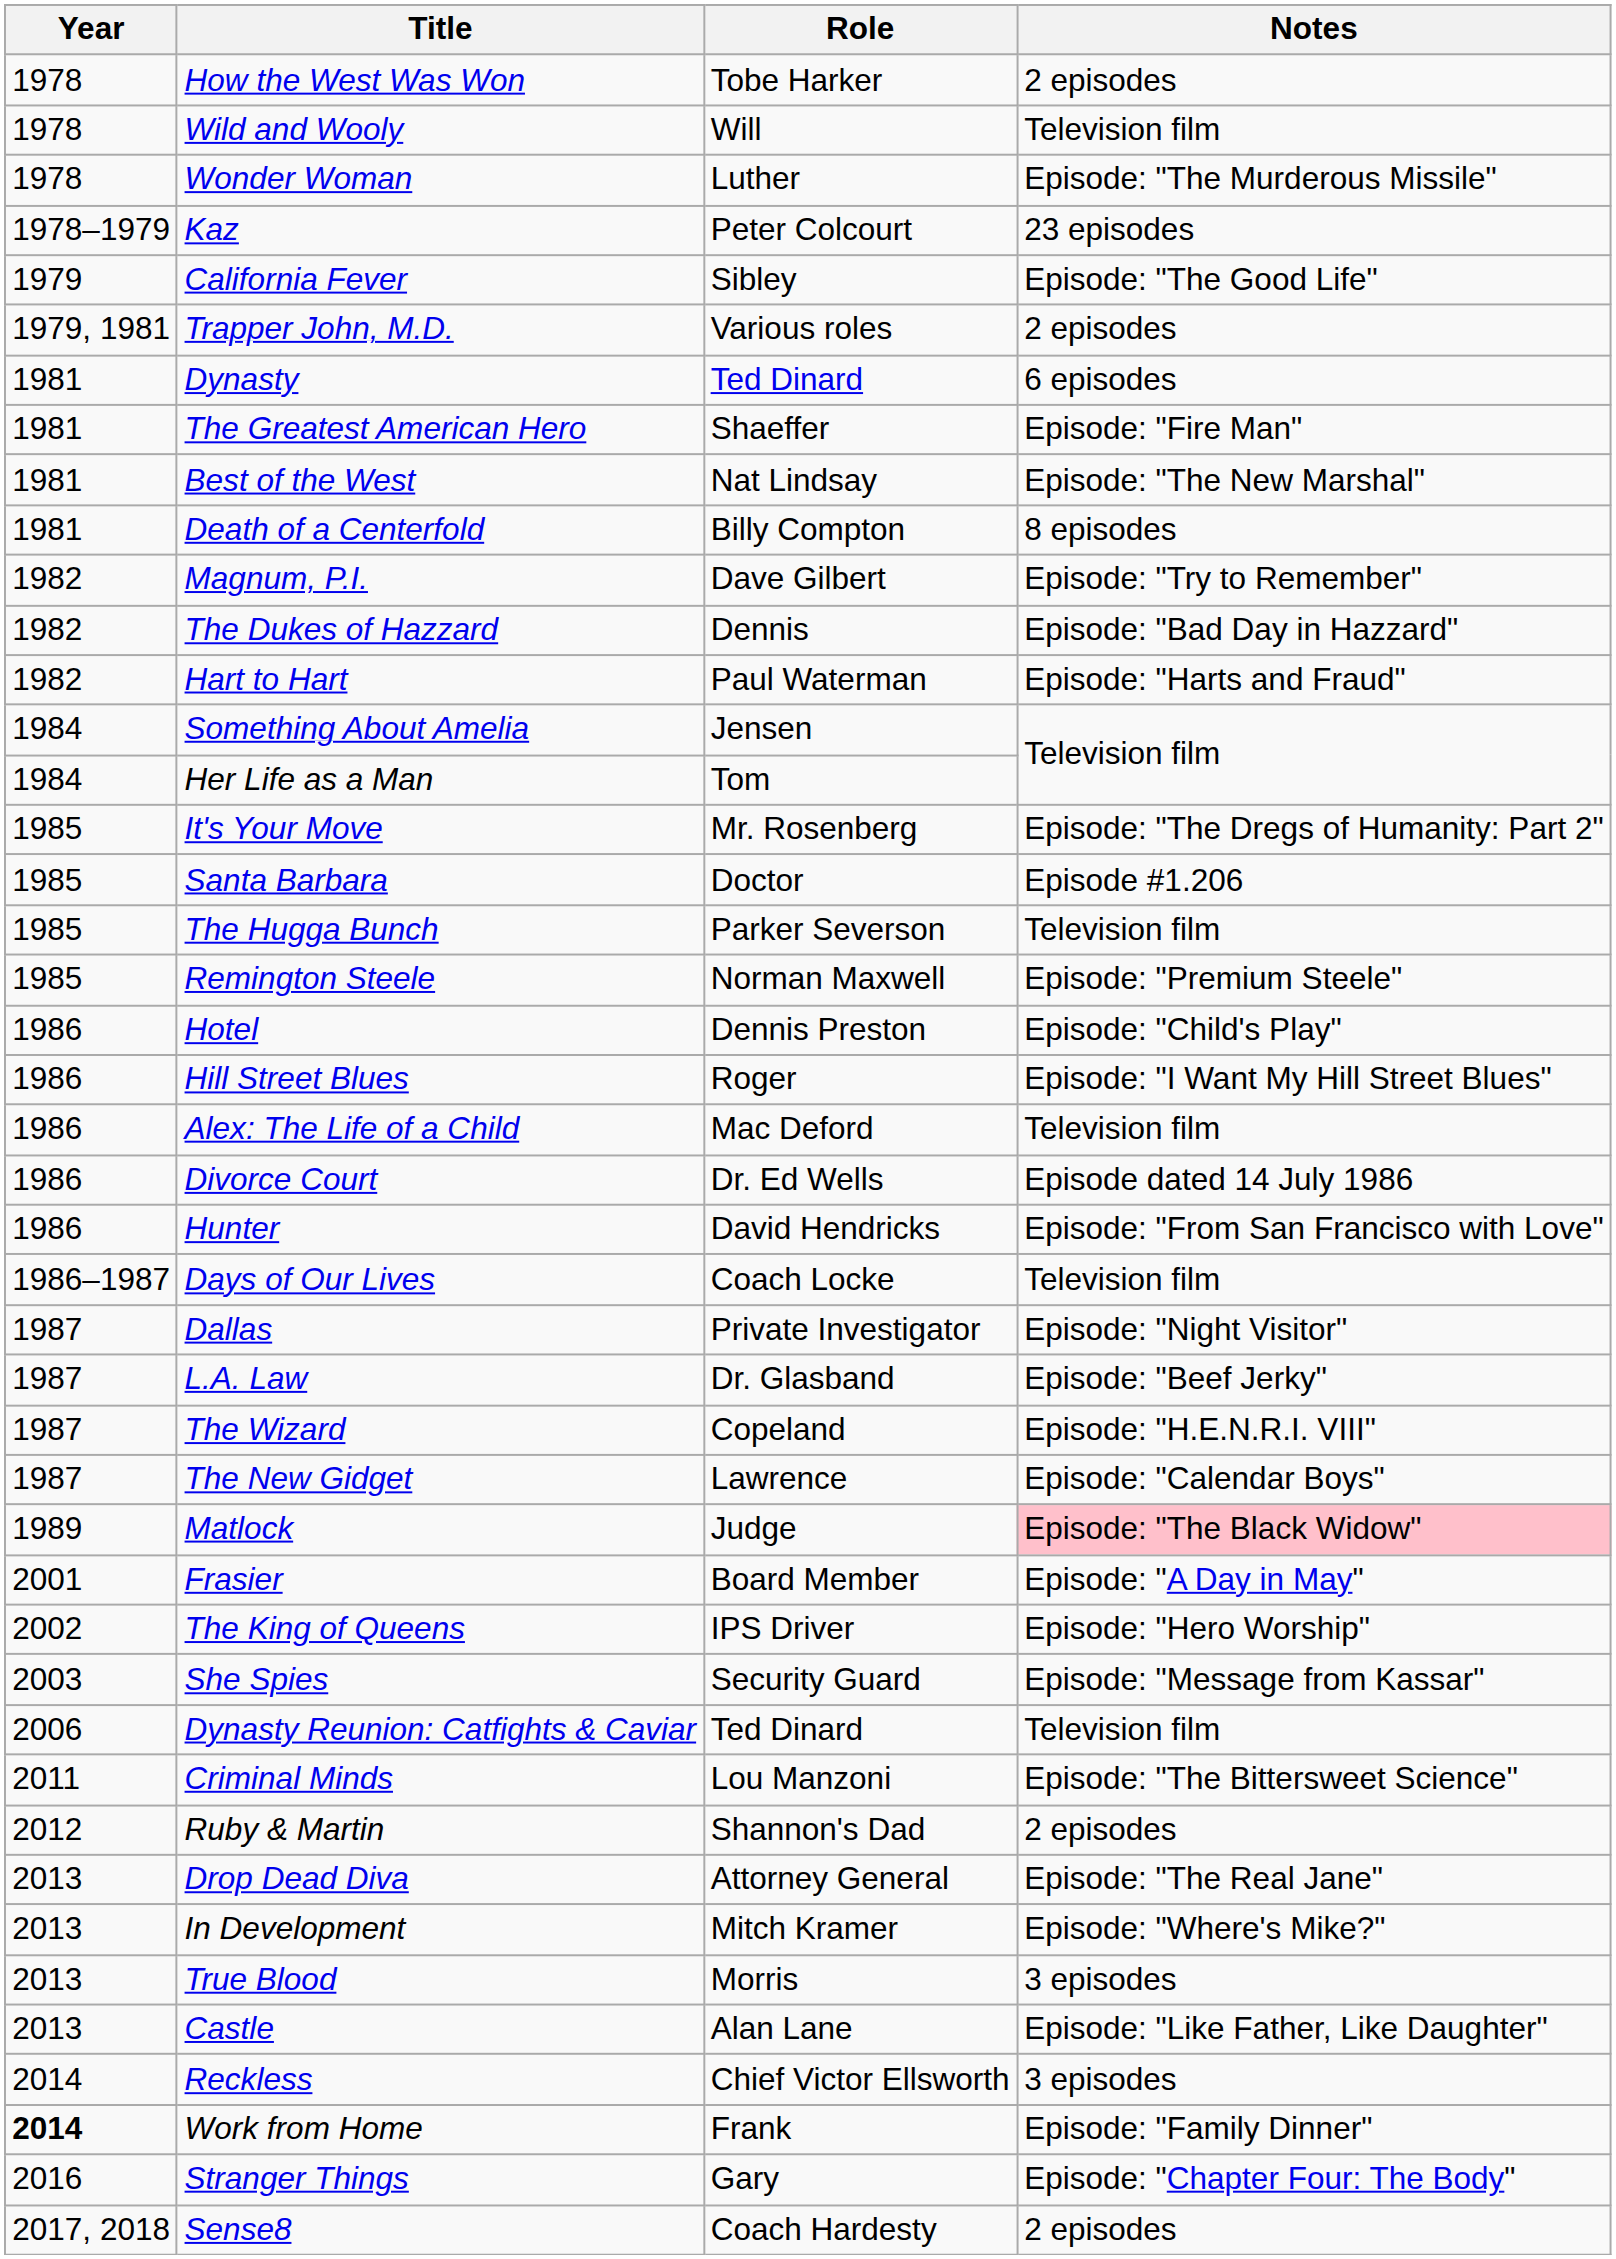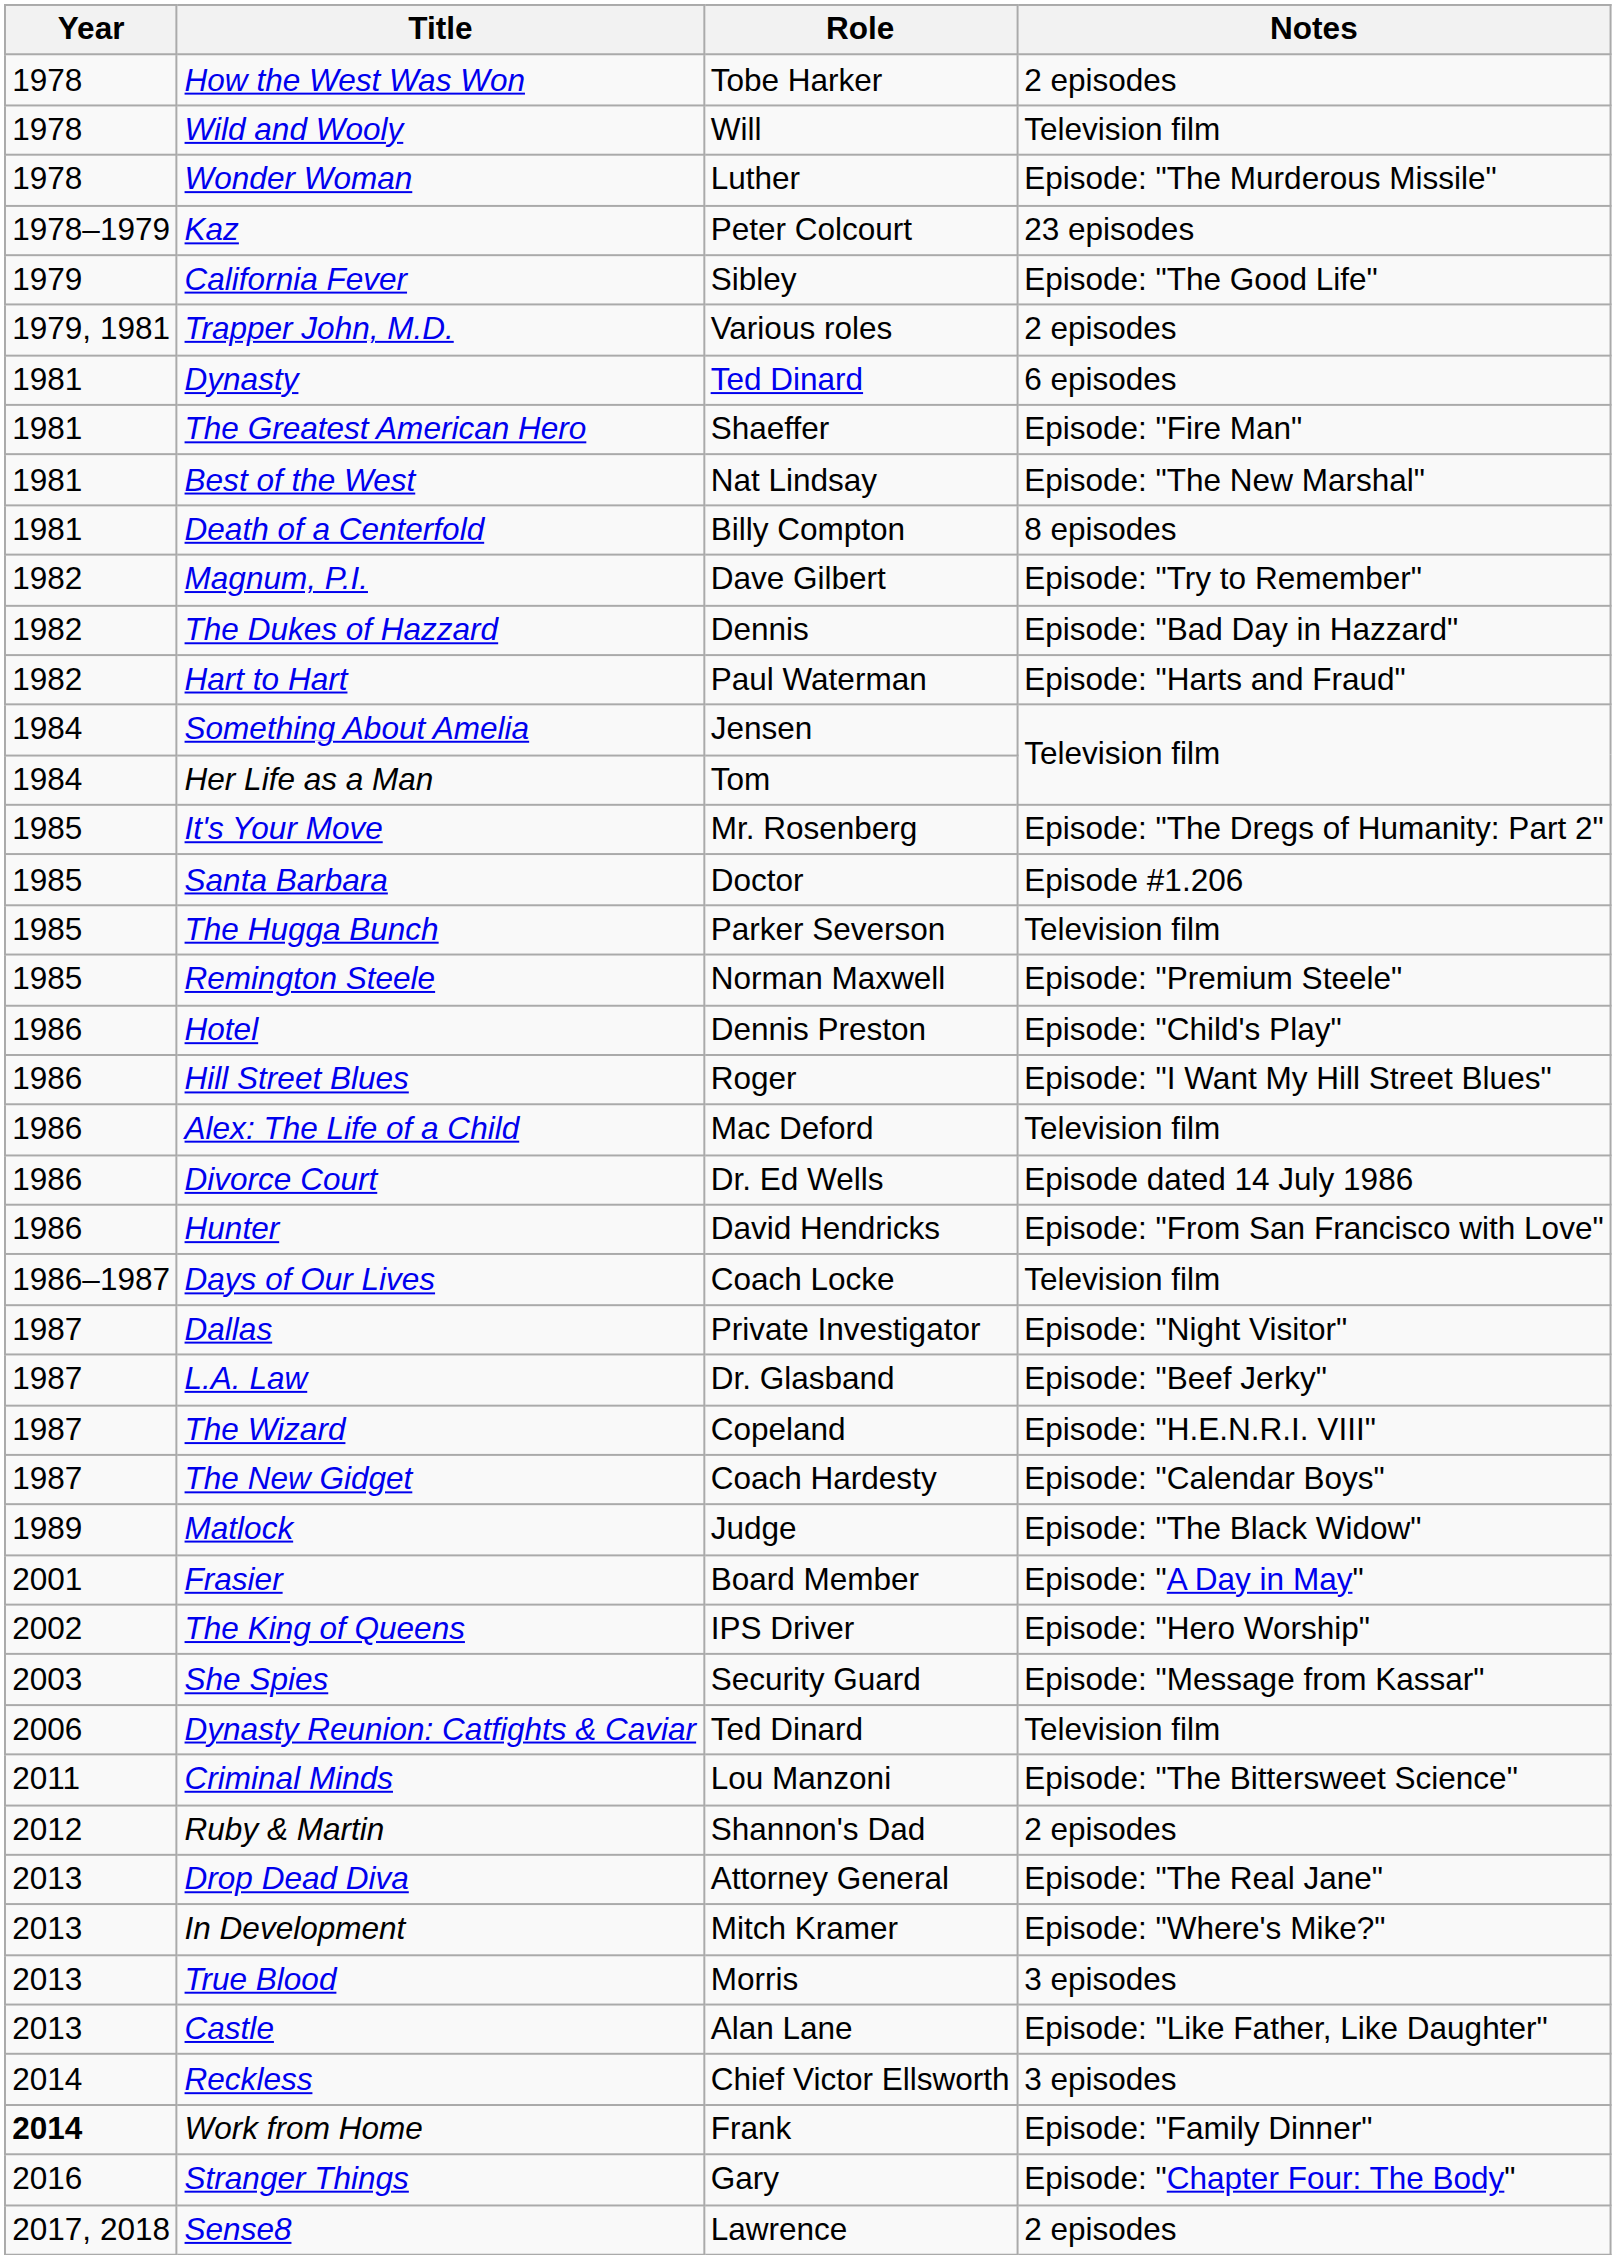(779, 1479) Lawrence -> (824, 1479) Coach Hardesty
(1223, 1529) pink background -> (1223, 1529) no background
(824, 2228) Coach Hardesty -> (779, 2228) Lawrence
